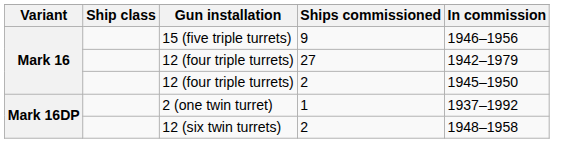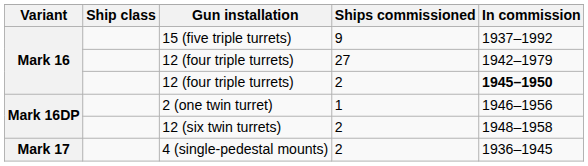(483, 37) 1946–1956 -> (517, 37) 1937–1992
(483, 82) normal -> (517, 82) bold
(483, 104) 1937–1992 -> (517, 104) 1946–1956
+ row: (245, 149)
